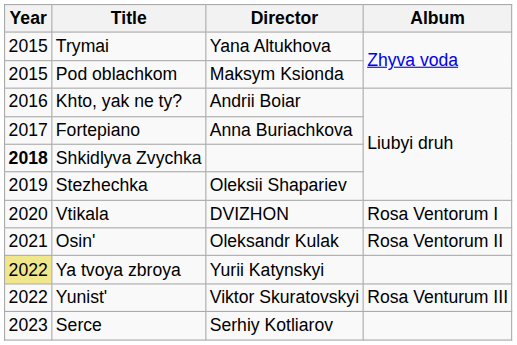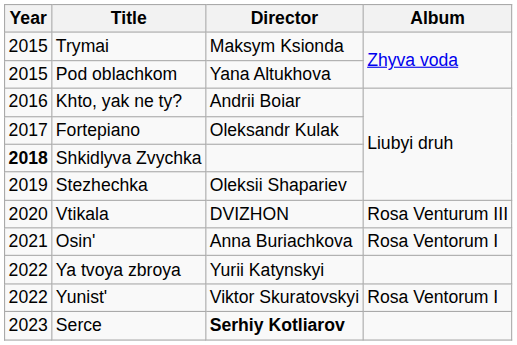(270, 46) Yana Altukhova -> (277, 46) Maksym Ksionda
(277, 74) Maksym Ksionda -> (270, 74) Yana Altukhova
(281, 130) Anna Buriachkova -> (274, 130) Oleksandr Kulak
(433, 213) Rosa Ventorum I -> (438, 213) Rosa Venturum III
(274, 241) Oleksandr Kulak -> (281, 241) Anna Buriachkova
(435, 241) Rosa Ventorum II -> (433, 241) Rosa Ventorum I
(28, 269) khaki background -> (28, 269) no background
(438, 297) Rosa Venturum III -> (433, 297) Rosa Ventorum I
(271, 325) normal -> (277, 325) bold
